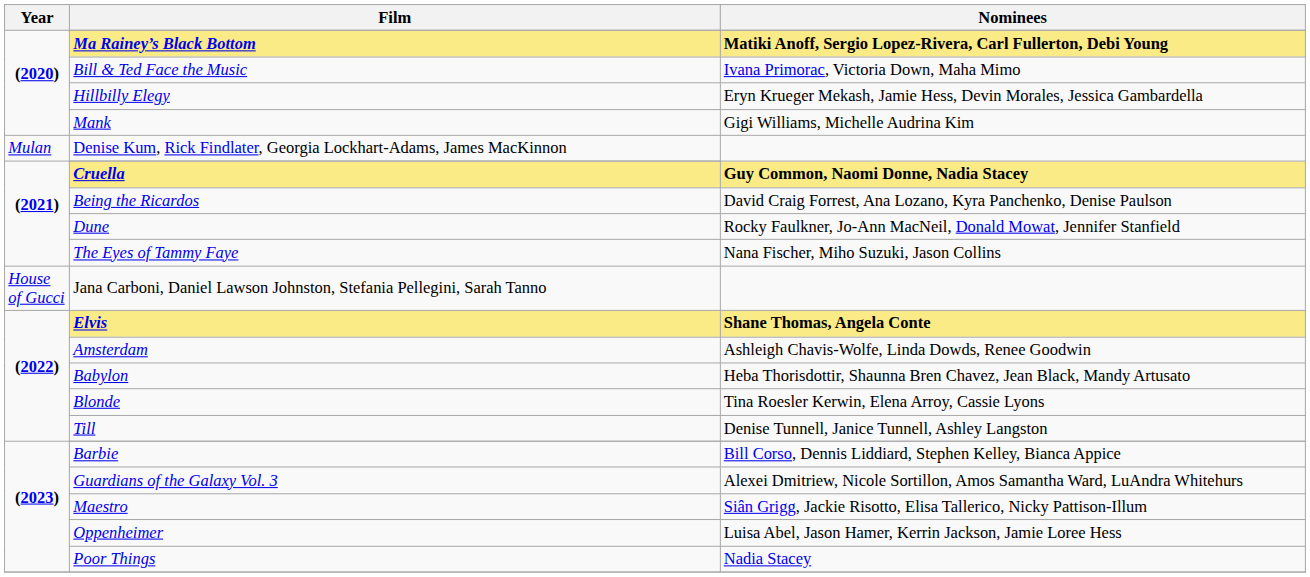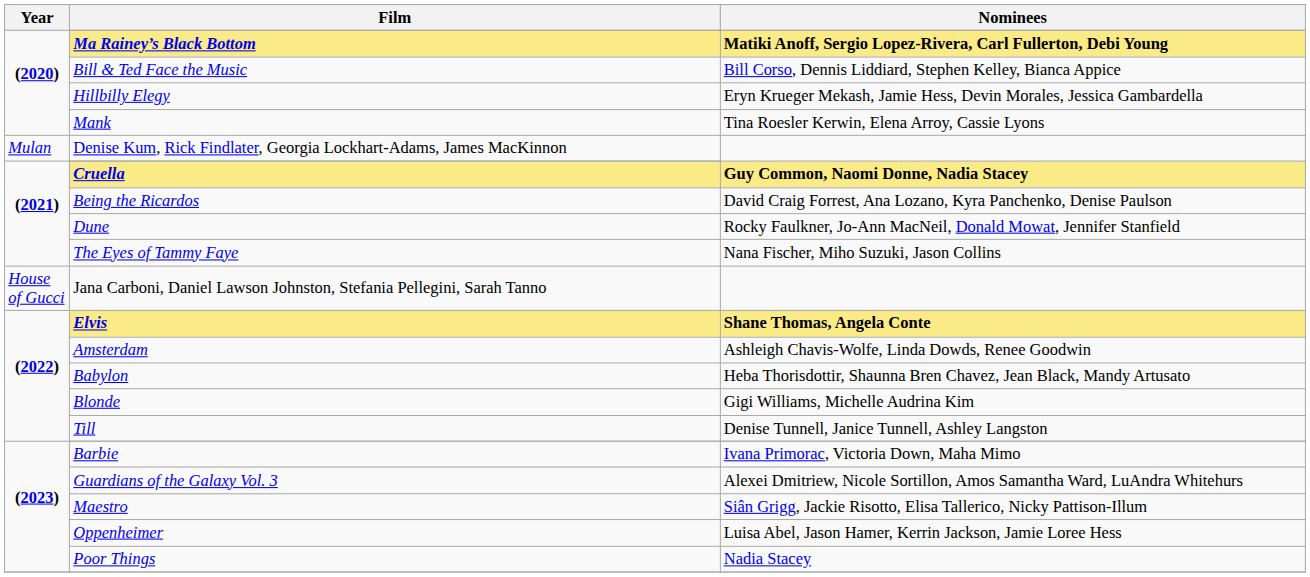(872, 69) Ivana Primorac, Victoria Down, Maha Mimo -> (922, 69) Bill Corso, Dennis Liddiard, Stephen Kelley, Bianca Appice
(849, 122) Gigi Williams, Michelle Audrina Kim -> (884, 122) Tina Roesler Kerwin, Elena Arroy, Cassie Lyons
(884, 402) Tina Roesler Kerwin, Elena Arroy, Cassie Lyons -> (849, 402) Gigi Williams, Michelle Audrina Kim
(922, 454) Bill Corso, Dennis Liddiard, Stephen Kelley, Bianca Appice -> (872, 454) Ivana Primorac, Victoria Down, Maha Mimo
